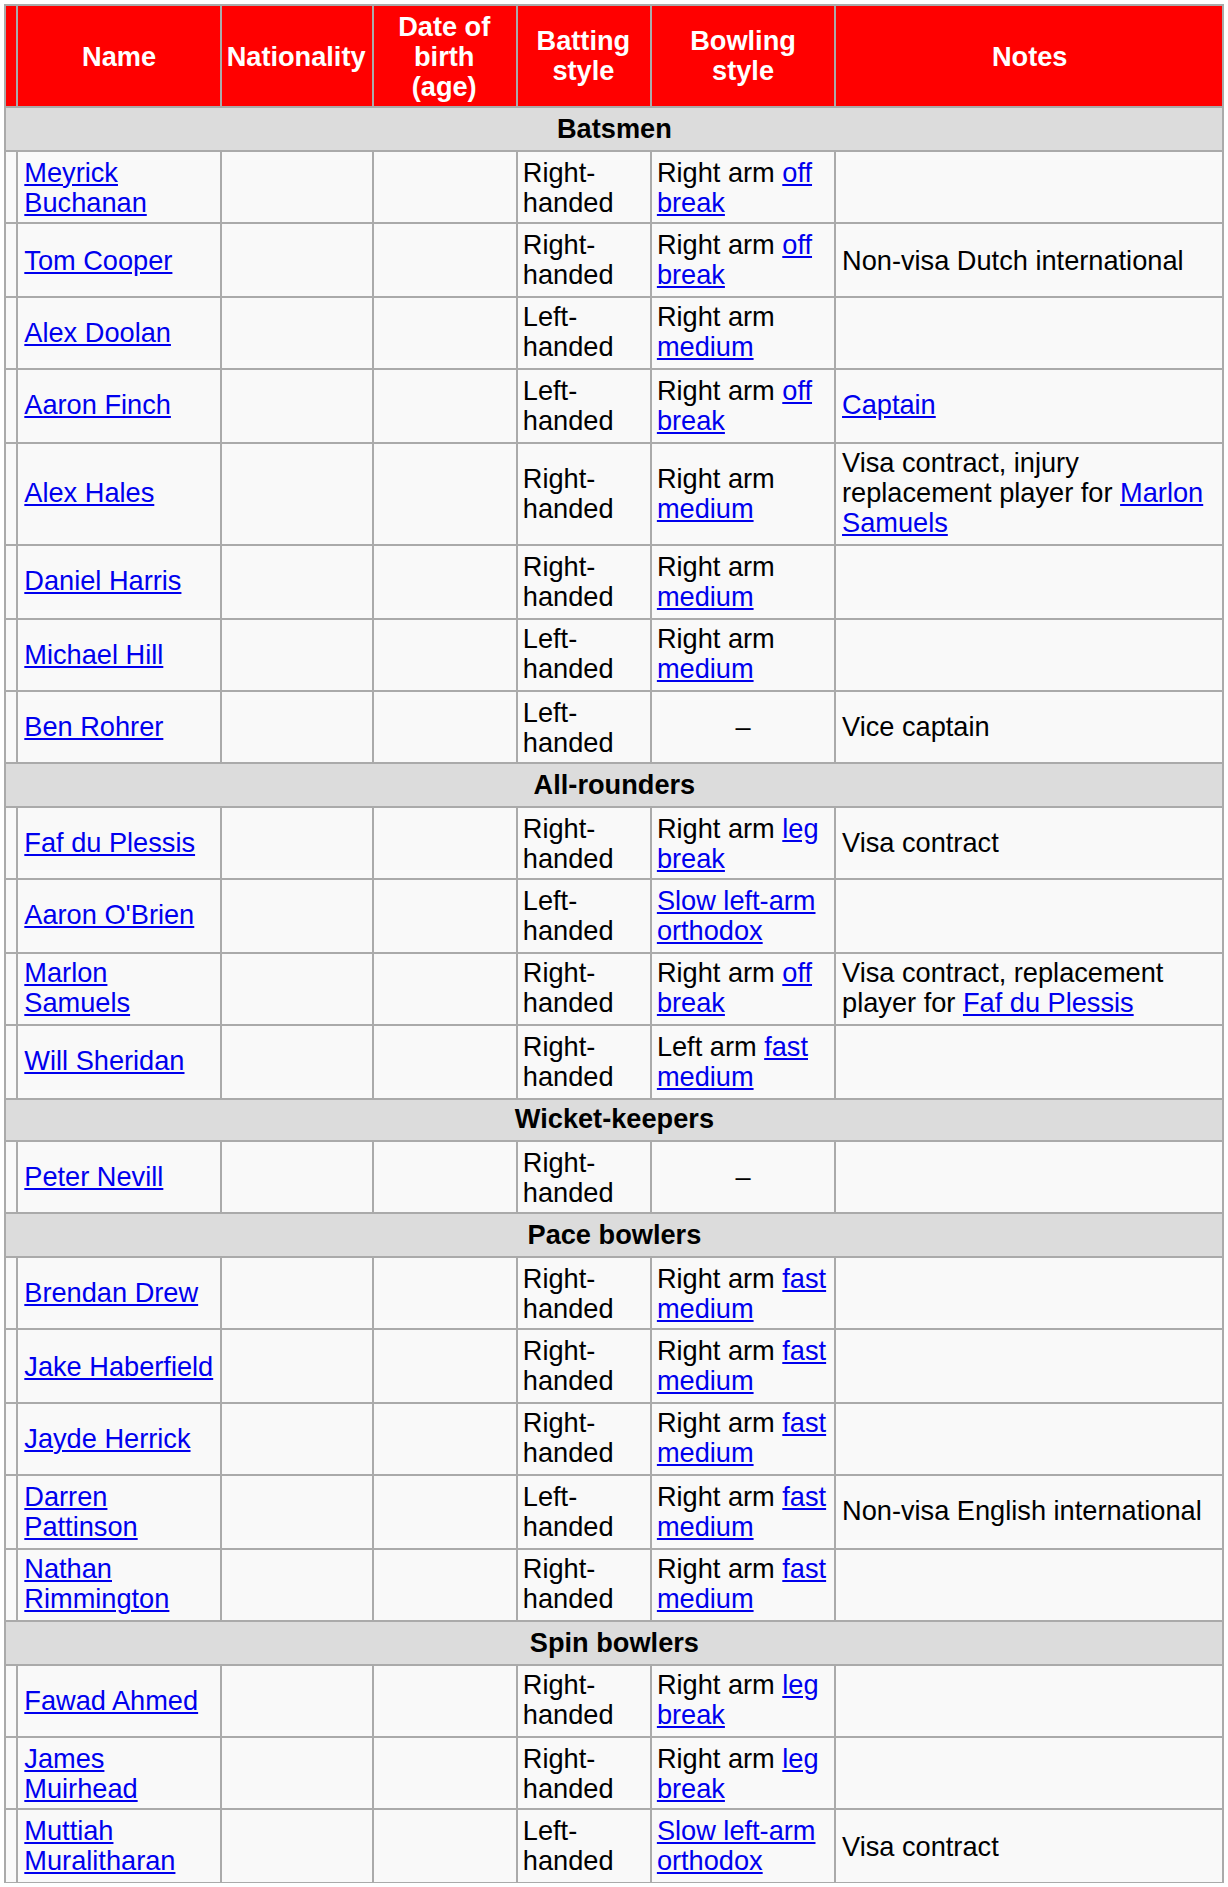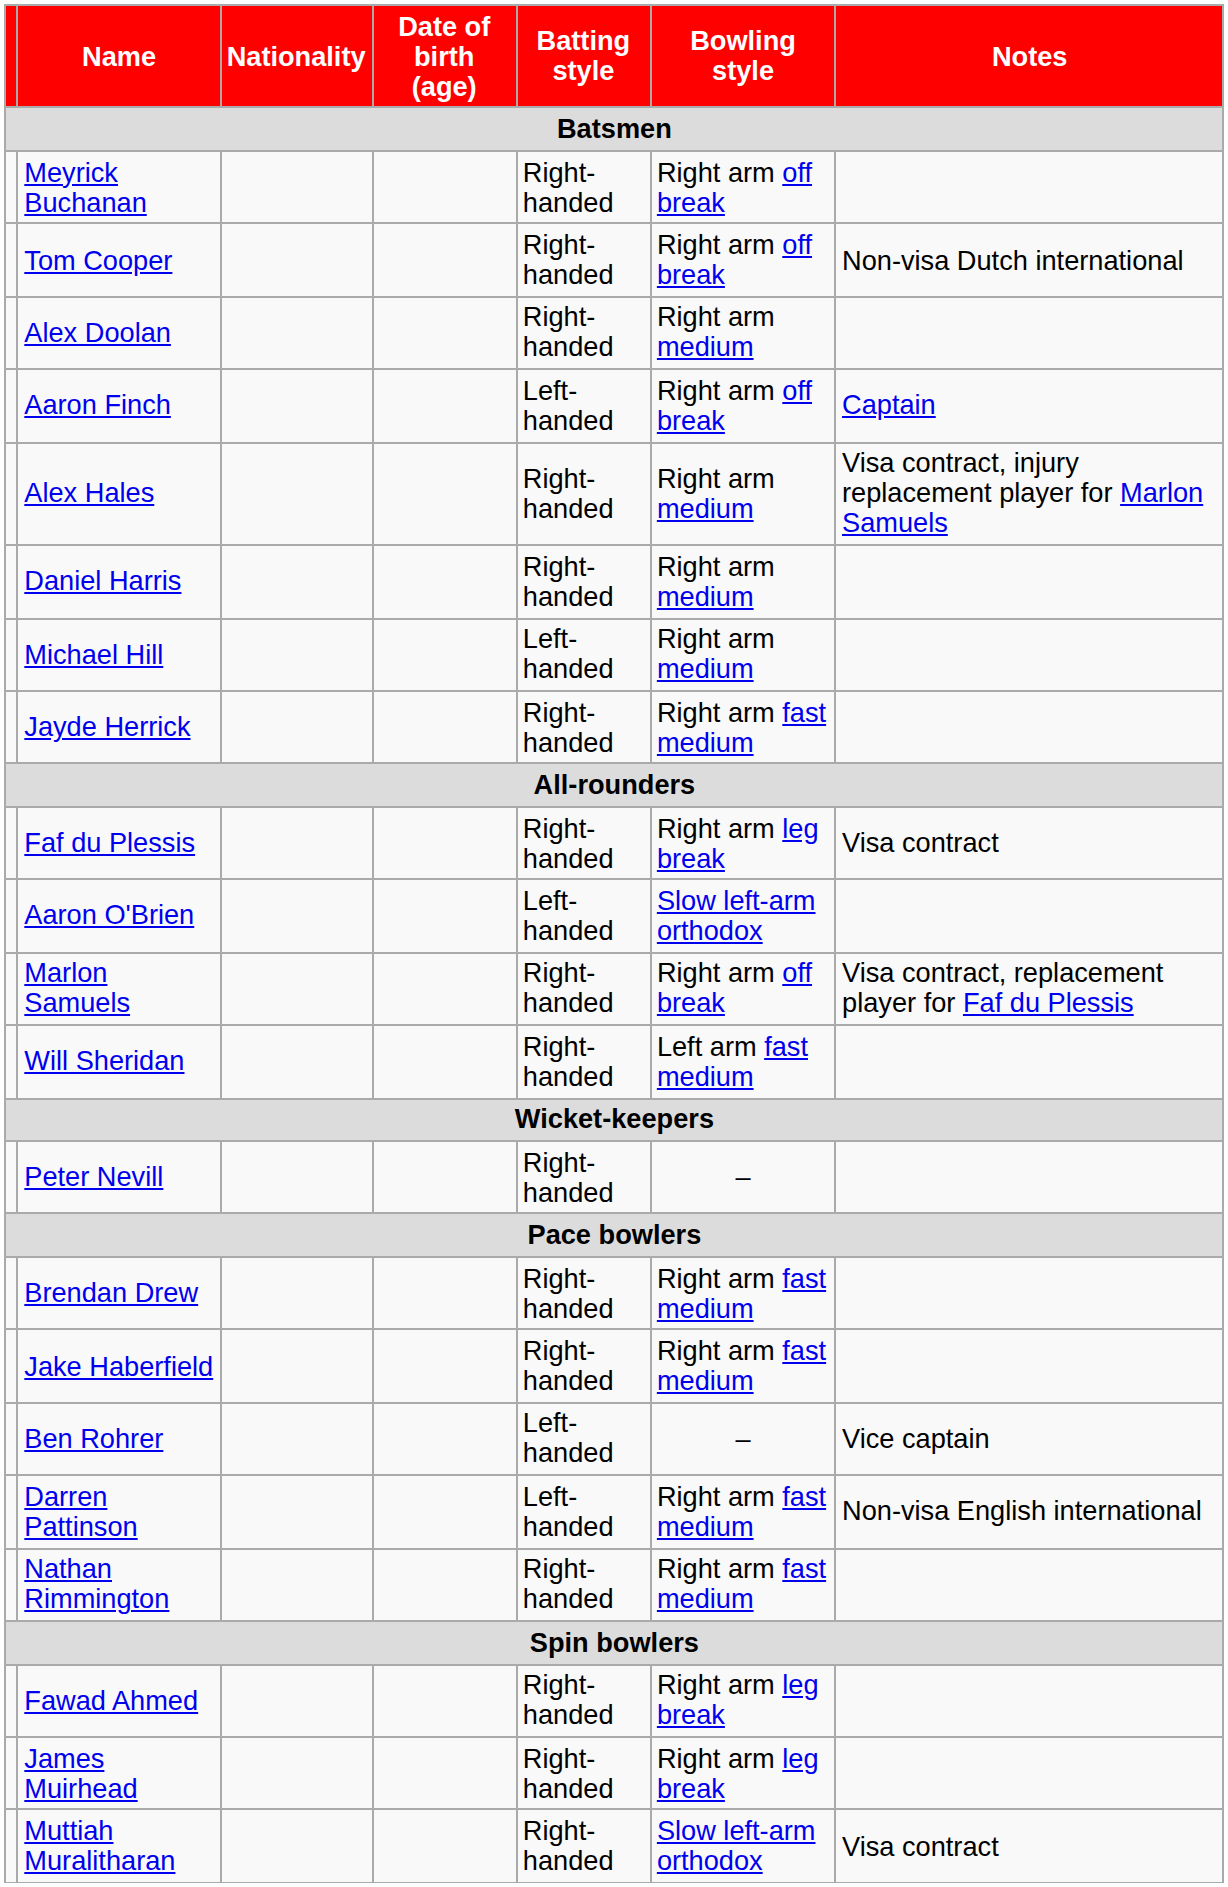(568, 333) Left-handed -> (568, 333) Right-handed
rows swapped: (94, 727) <-> (107, 1439)
(568, 1846) Left-handed -> (568, 1846) Right-handed
